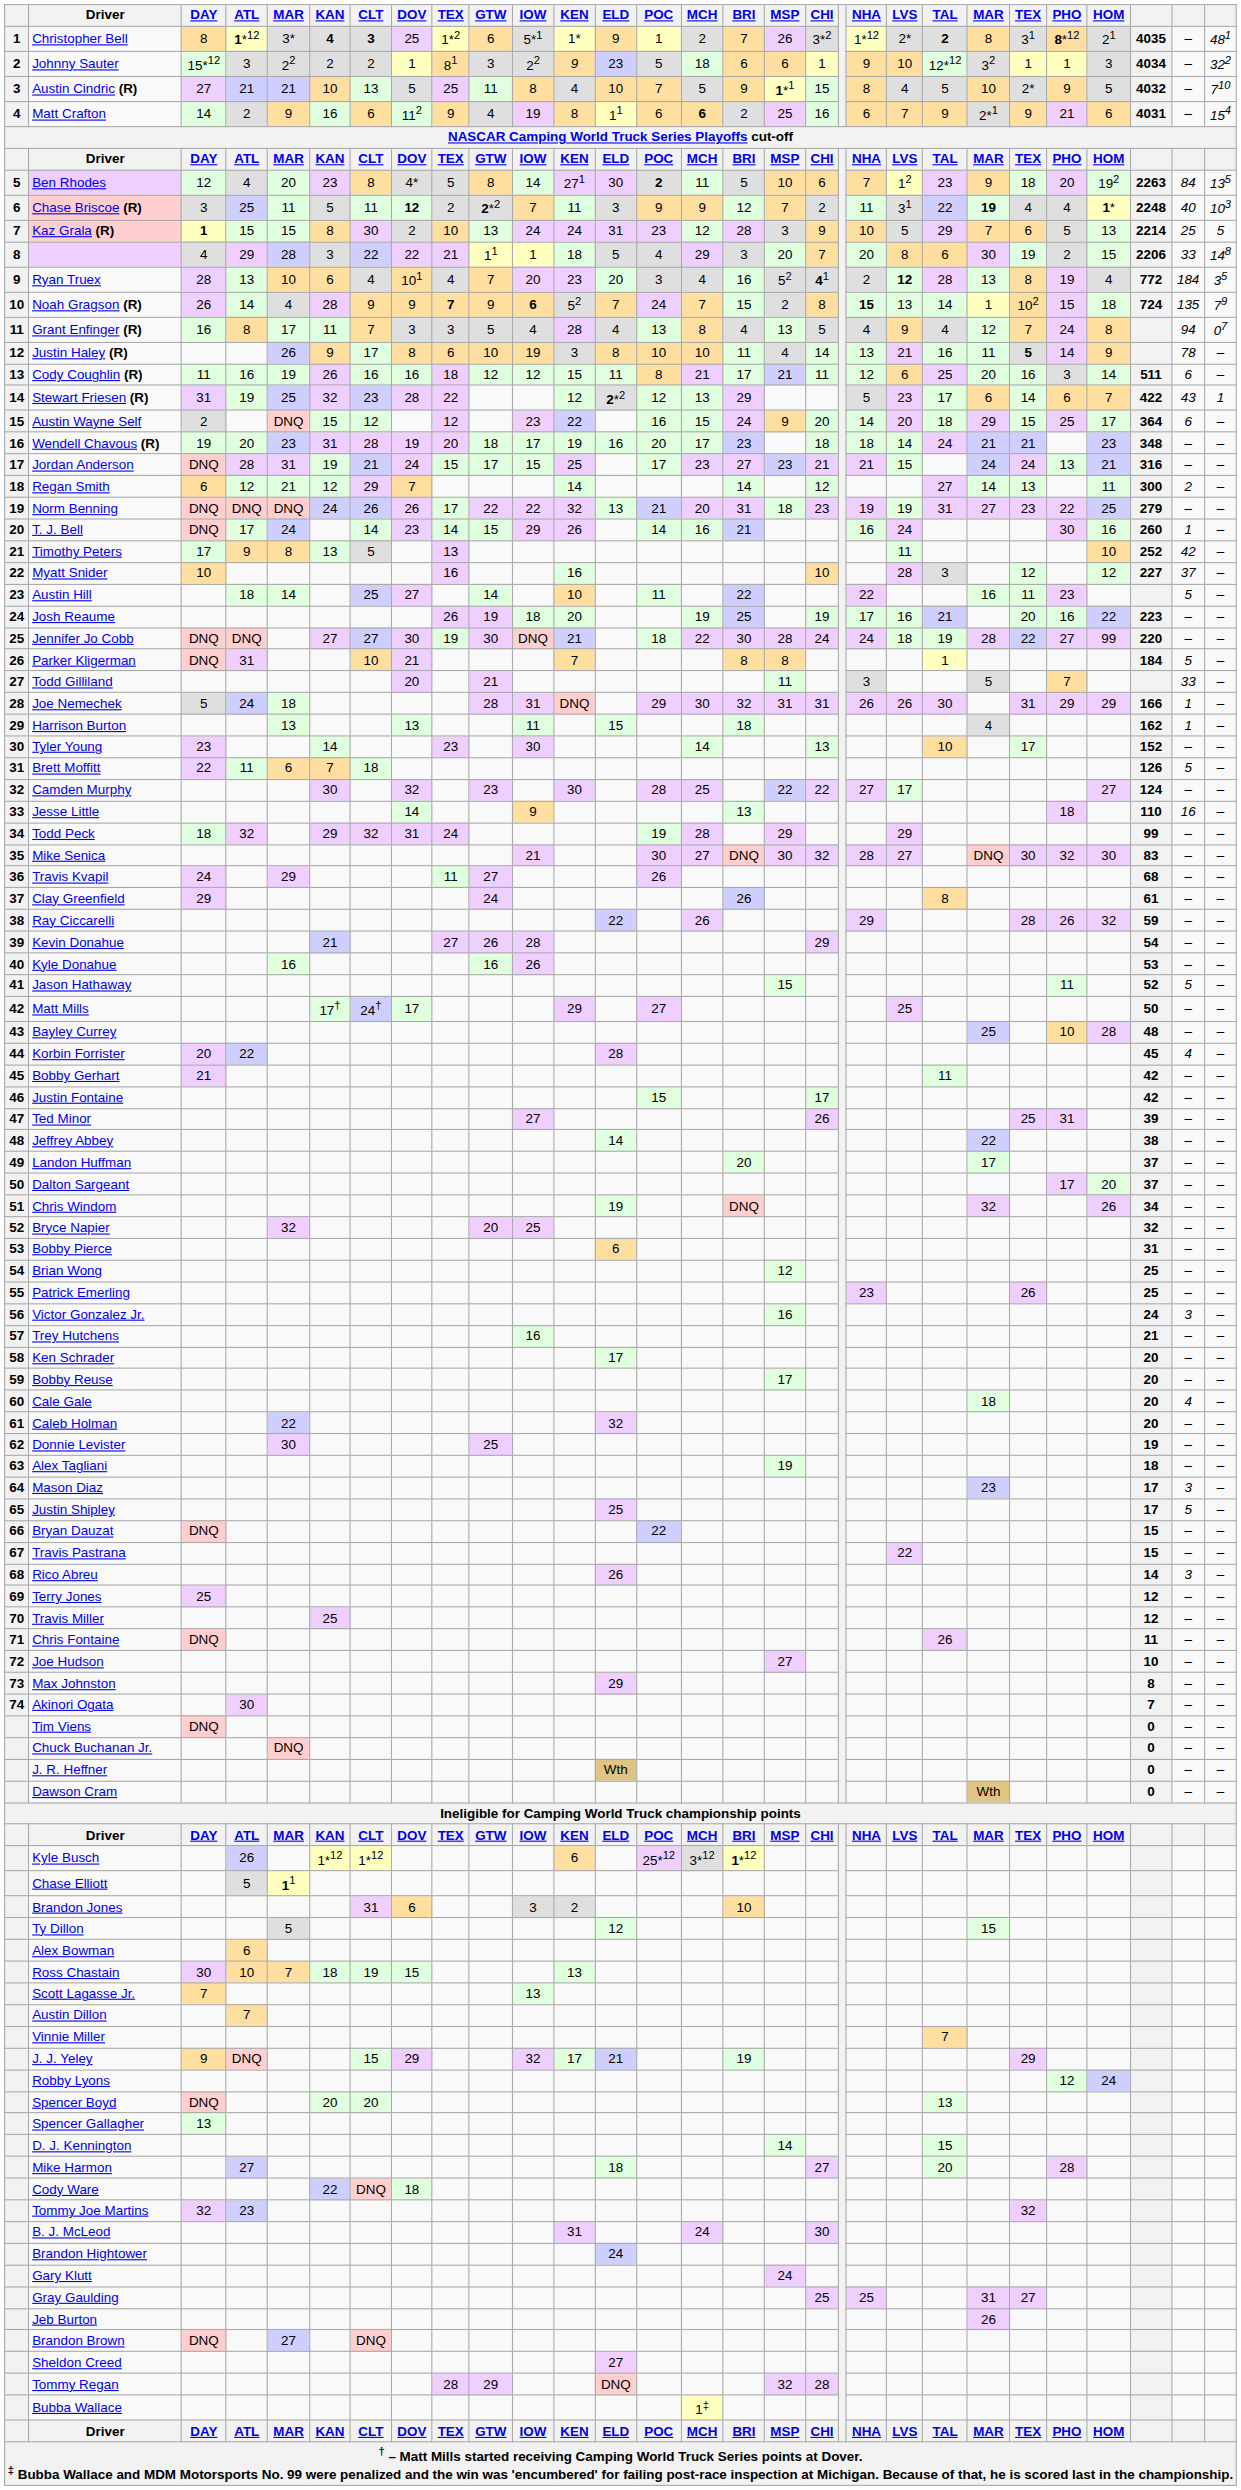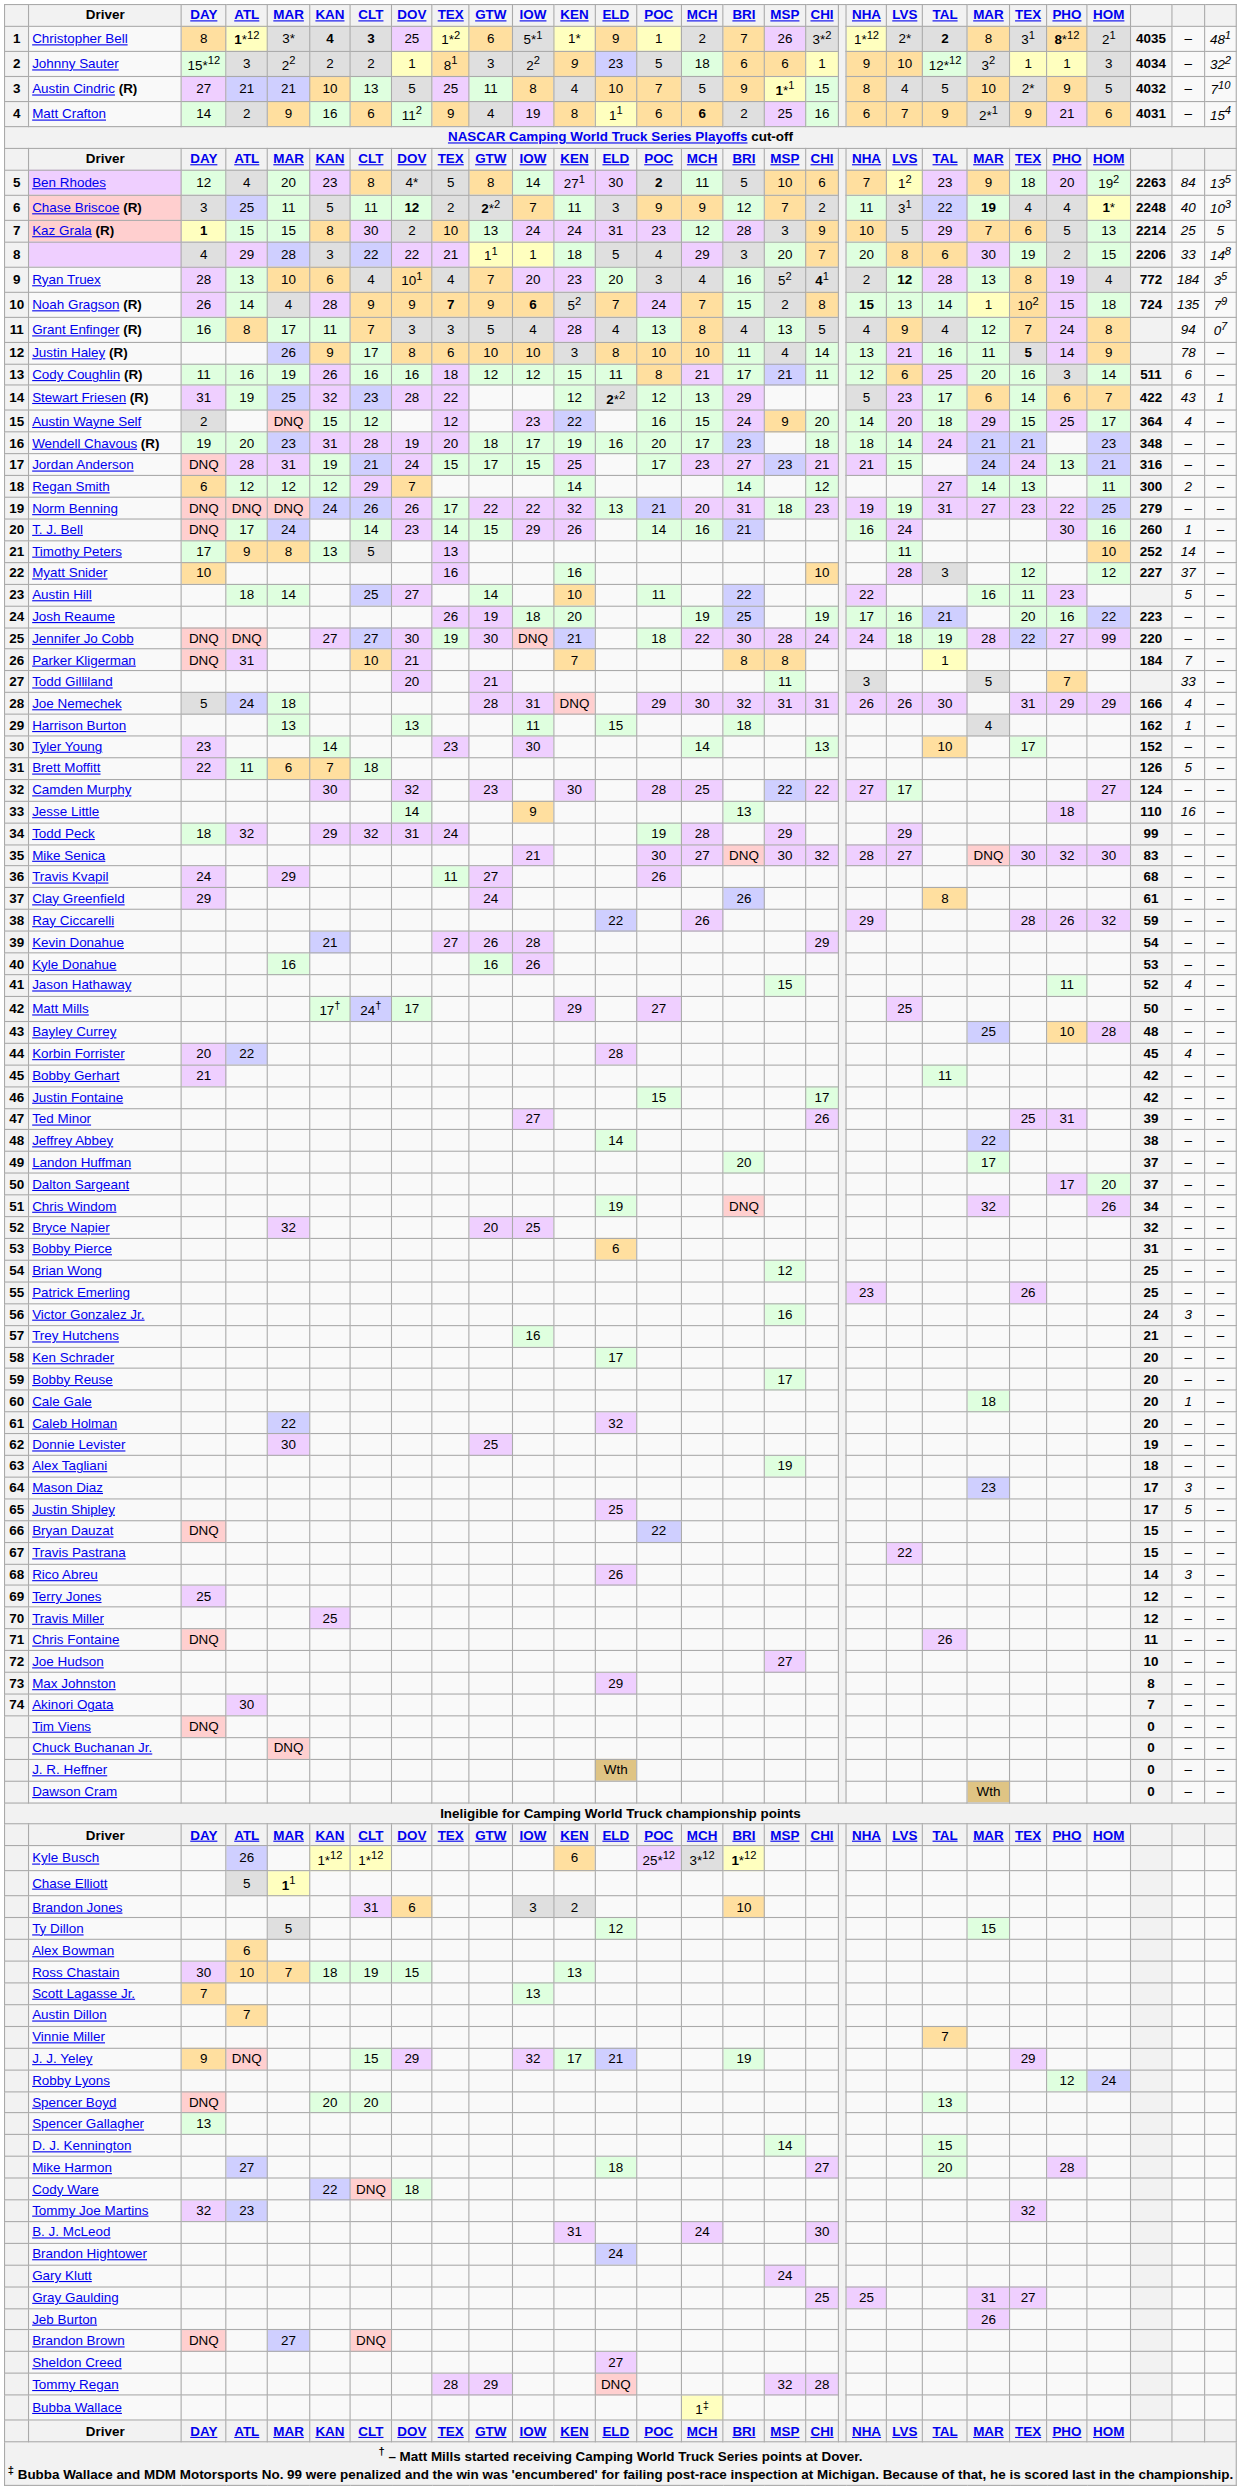(533, 353) 19 -> (533, 353) 10
(1188, 422) 6 -> (1188, 422) 4
(289, 487) 21 -> (289, 487) 12
(1188, 552) 42 -> (1188, 552) 14
(1188, 660) 5 -> (1188, 660) 7
(1188, 704) 1 -> (1188, 704) 4
(1188, 986) 5 -> (1188, 986) 4
(1188, 1401) 4 -> (1188, 1401) 1
